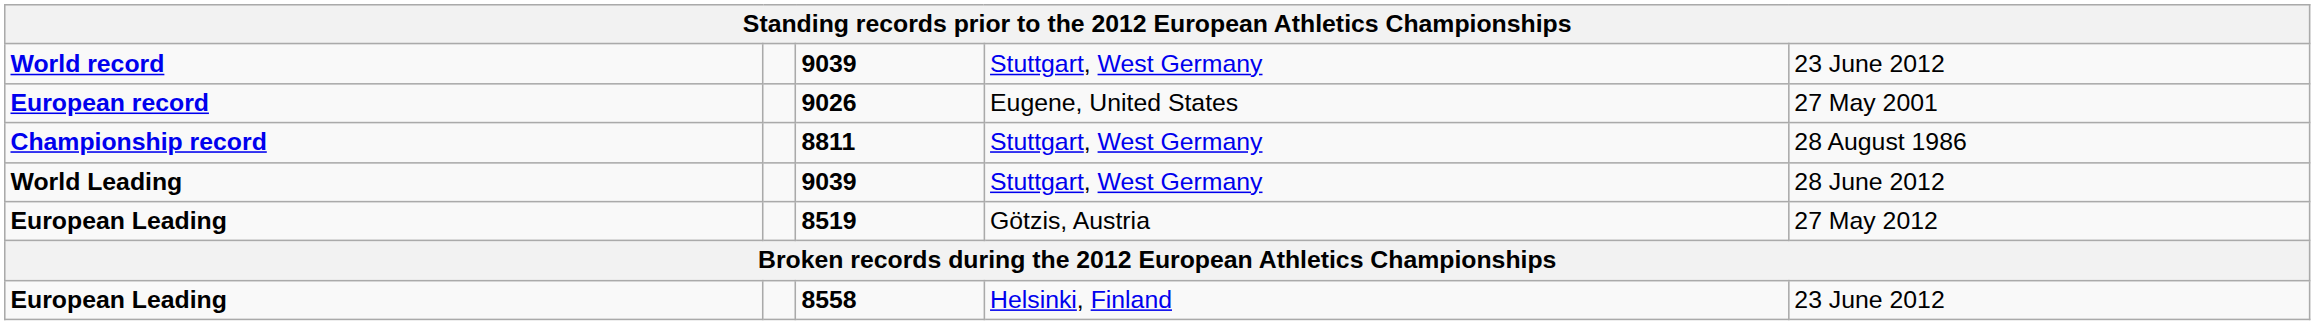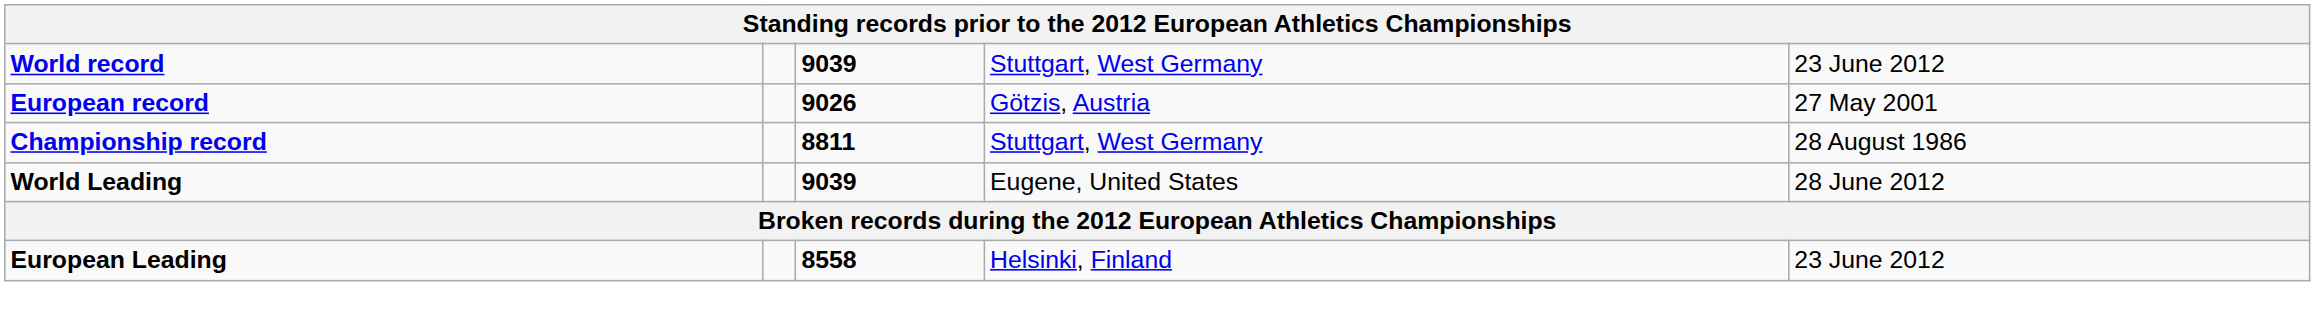(1114, 102) Eugene, United States -> (1070, 102) Götzis, Austria
(1126, 181) Stuttgart, West Germany -> (1114, 181) Eugene, United States
- row: (119, 220)
